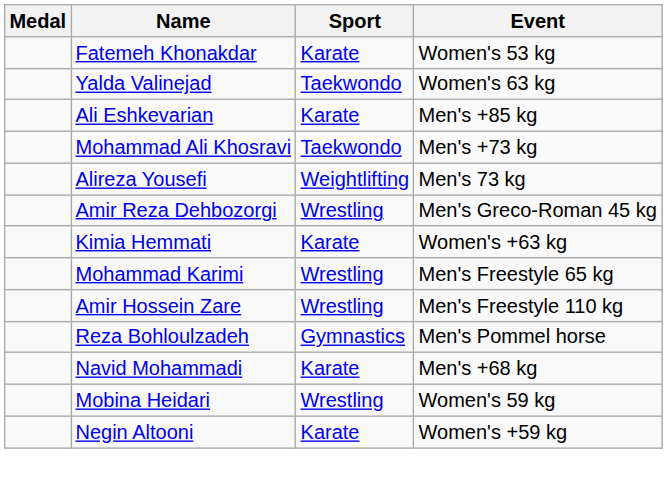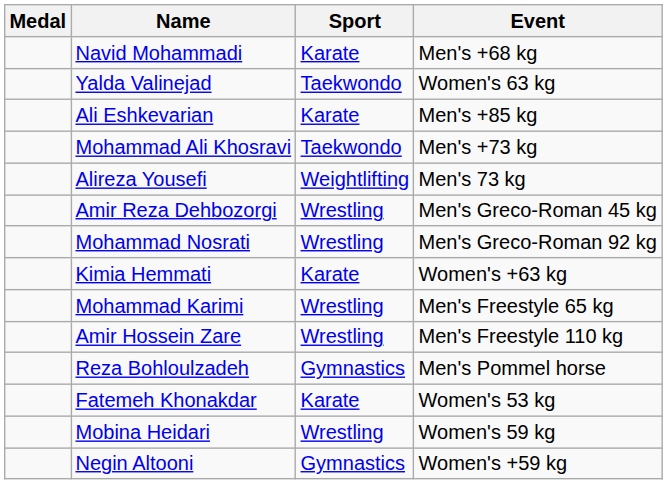rows swapped: (159, 369) <-> (166, 53)
+ row: (163, 242)
(330, 432) Karate -> (353, 464) Gymnastics
